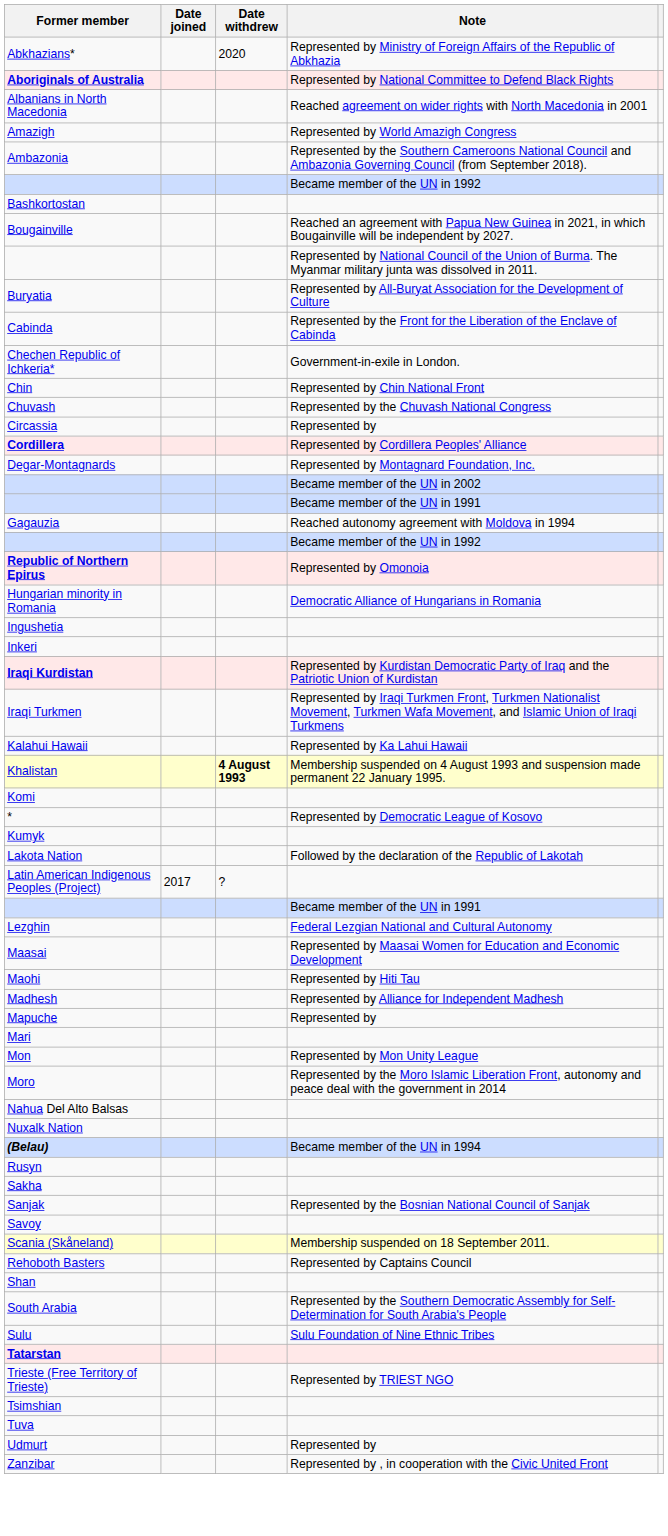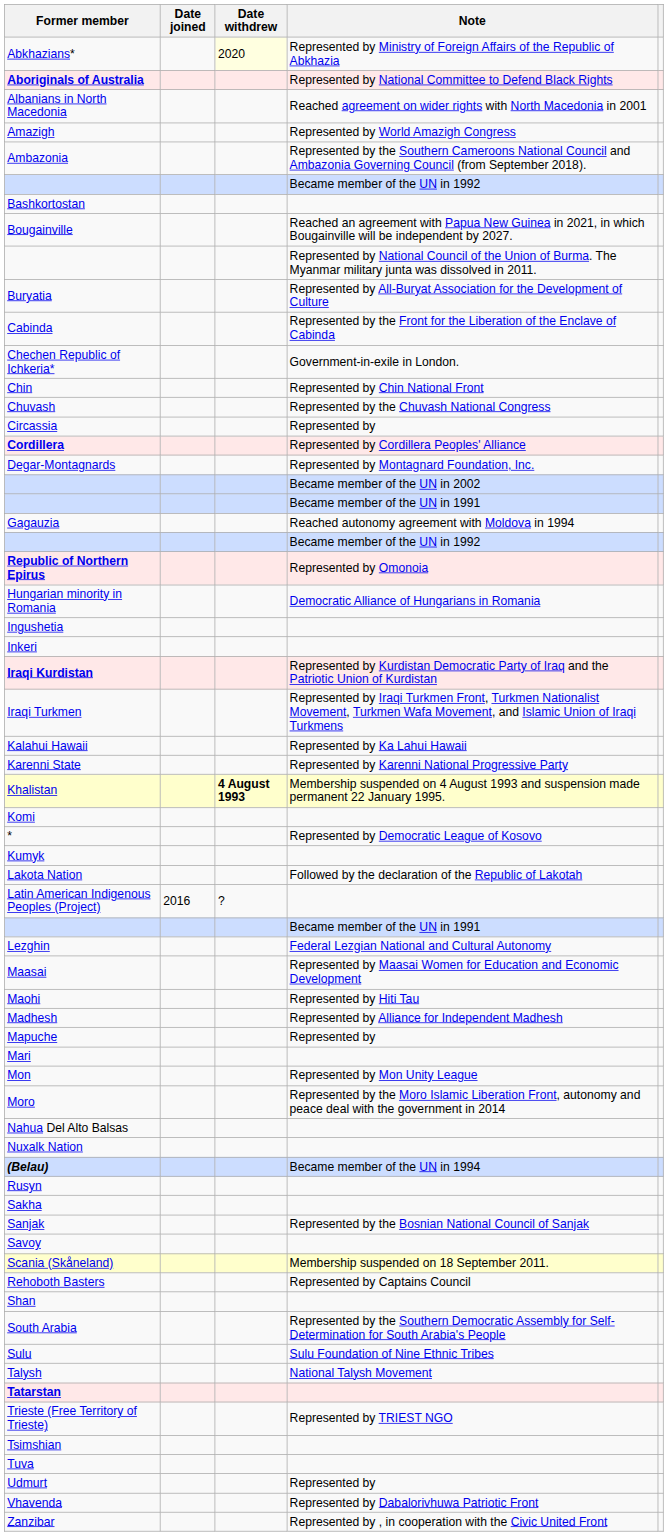(232, 53) no background -> (231, 53) lightyellow background
+ row: (44, 764)
(177, 881) 2017 -> (177, 901) 2016
+ row: (24, 1373)
+ row: (35, 1502)
